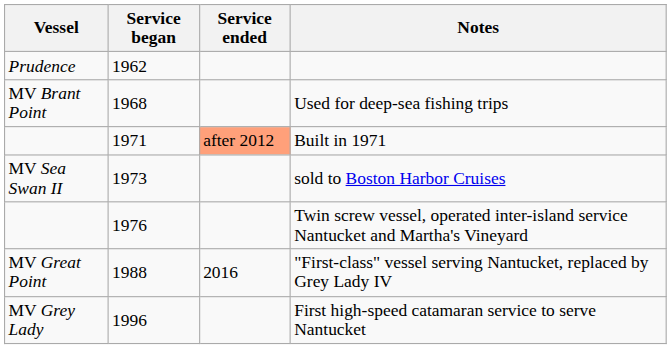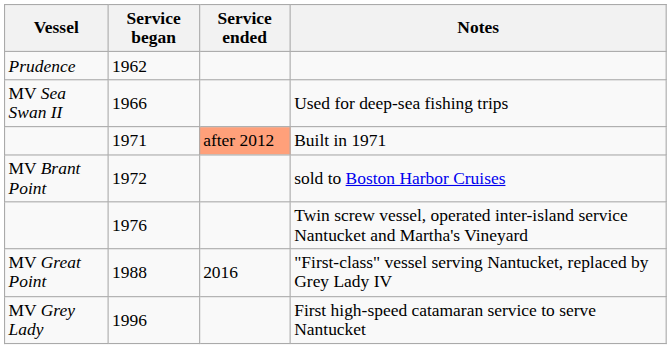(45, 103) MV Brant Point -> (37, 103) MV Sea Swan II
(130, 103) 1968 -> (130, 103) 1966
(37, 178) MV Sea Swan II -> (45, 178) MV Brant Point
(130, 178) 1973 -> (130, 178) 1972
